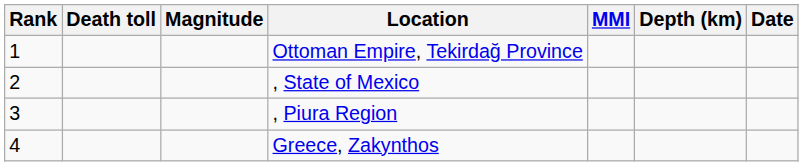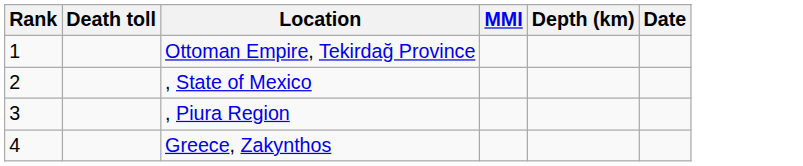- column: (214, 20)
